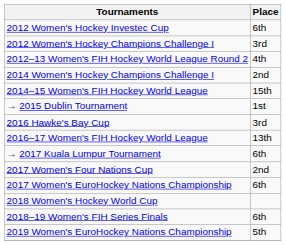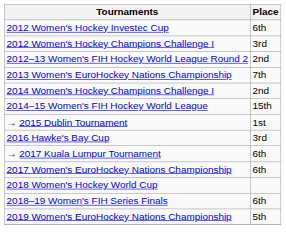(259, 59) 4th -> (261, 59) 2nd
+ row: (119, 75)
- row: (107, 138)
- row: (80, 169)
